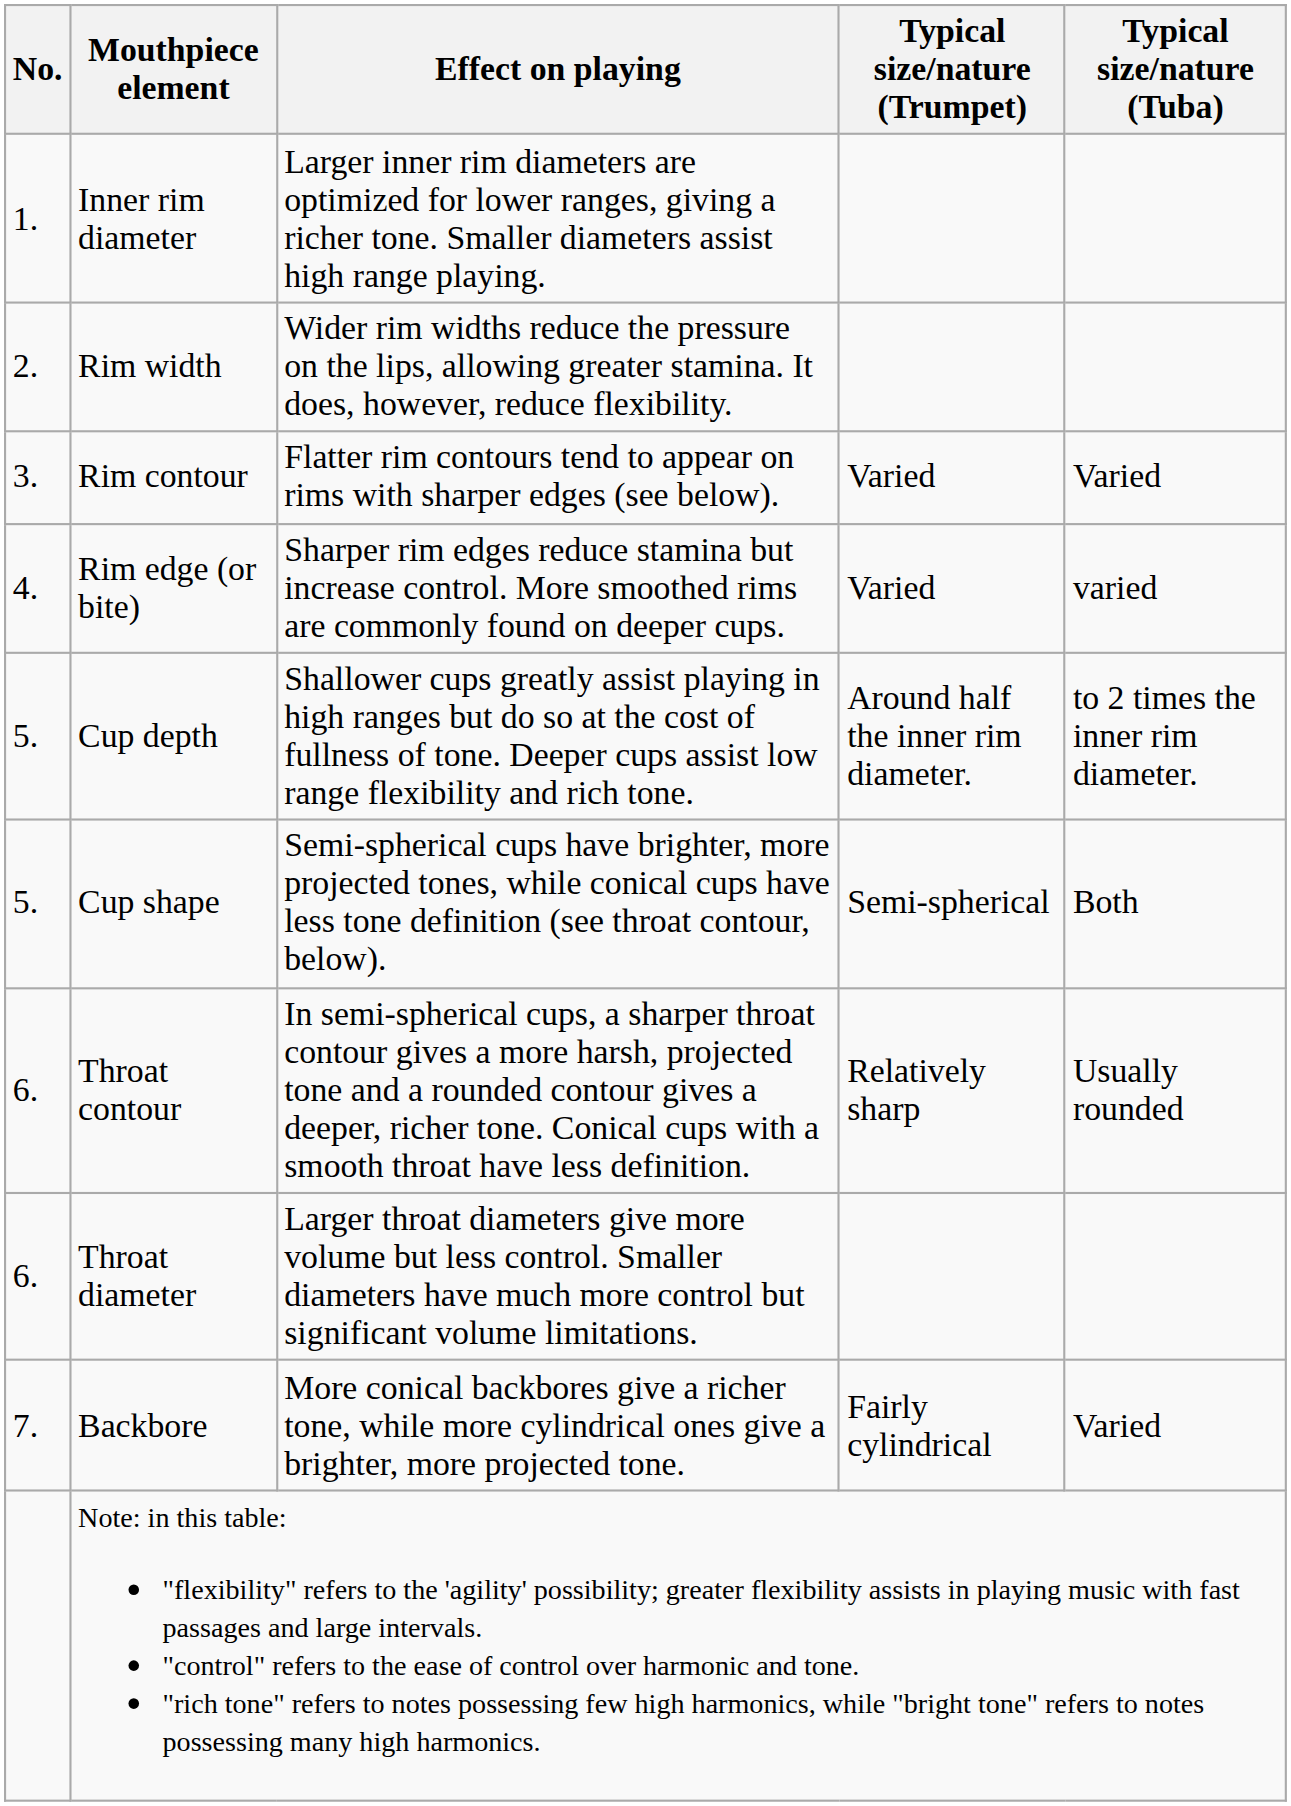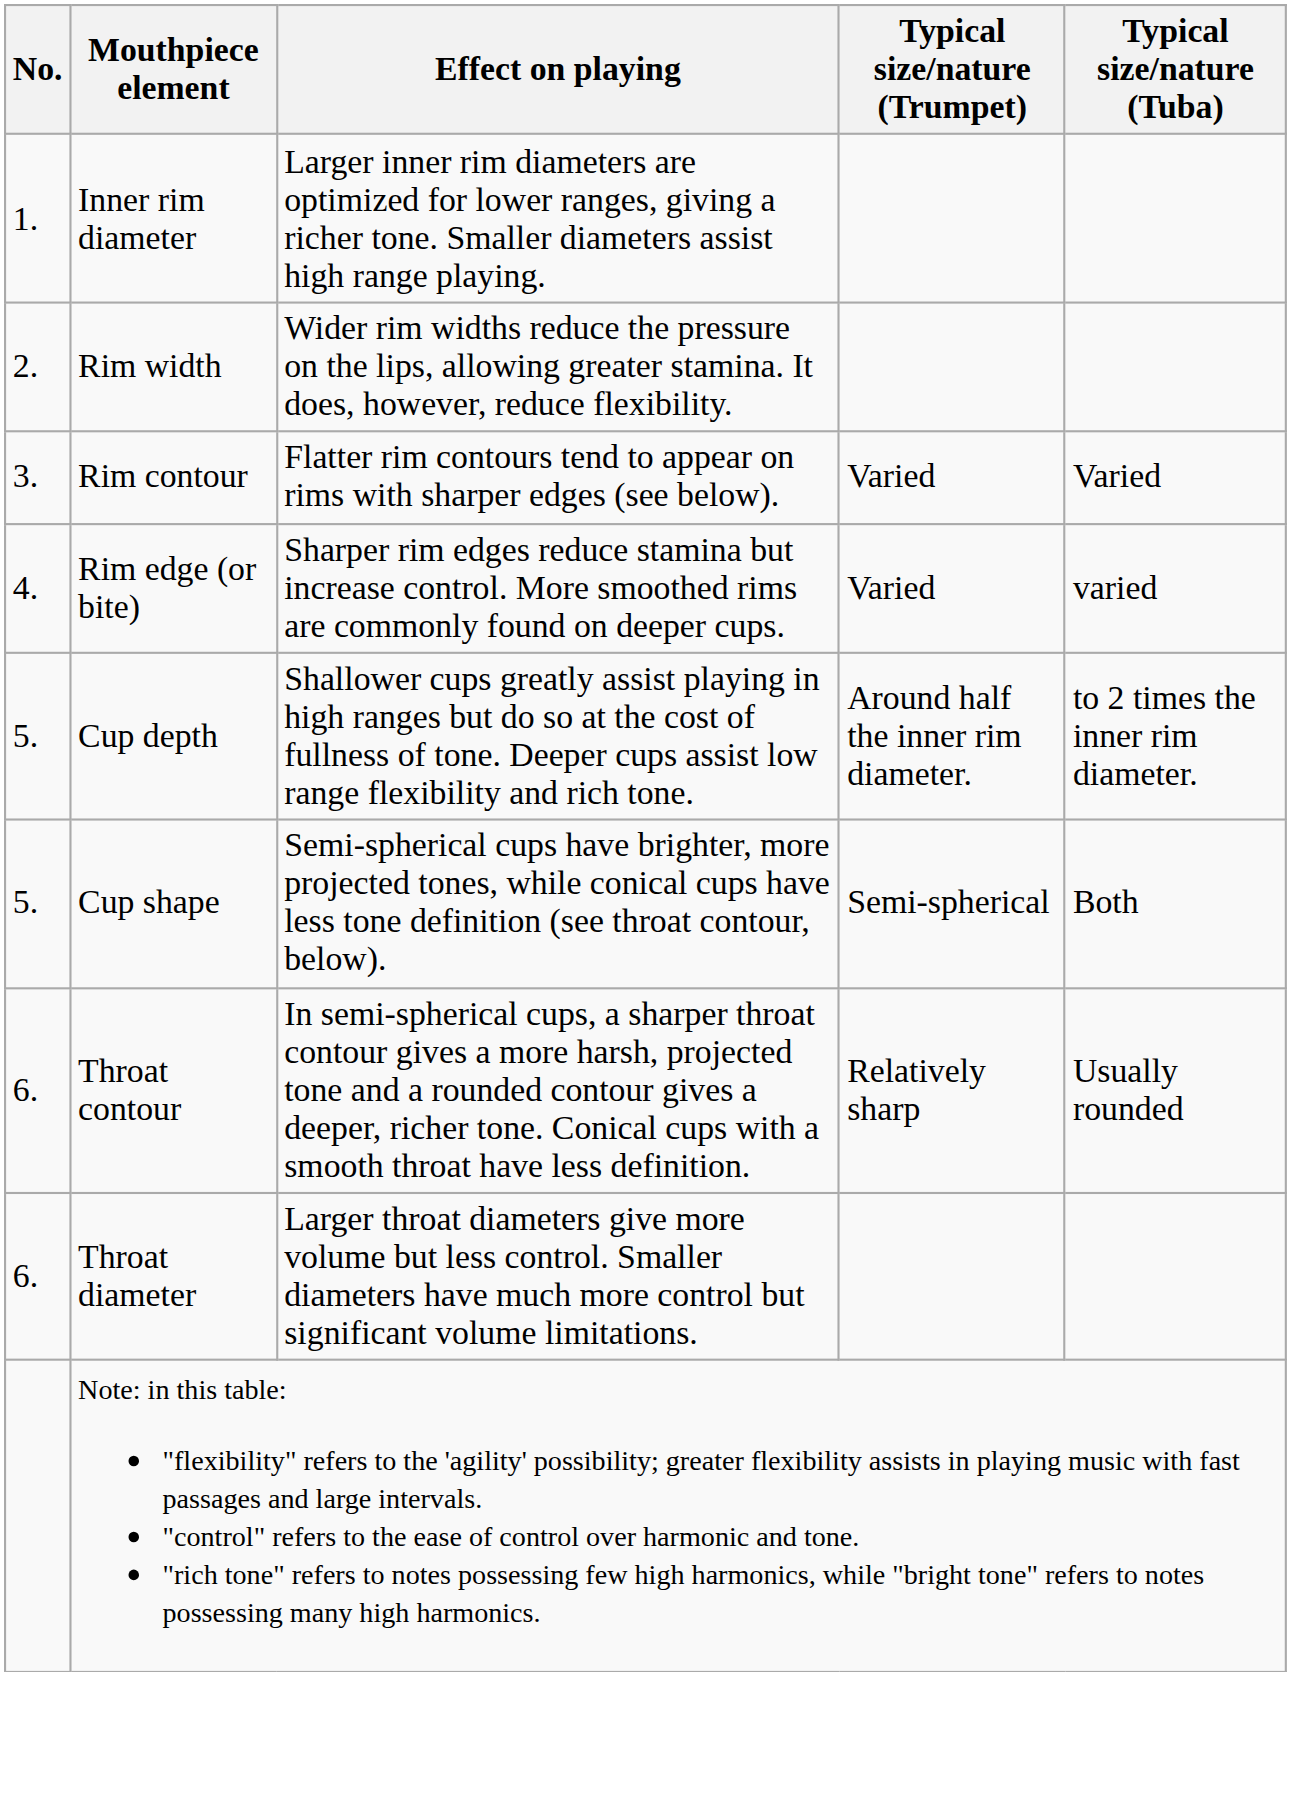- row: (143, 1424)
